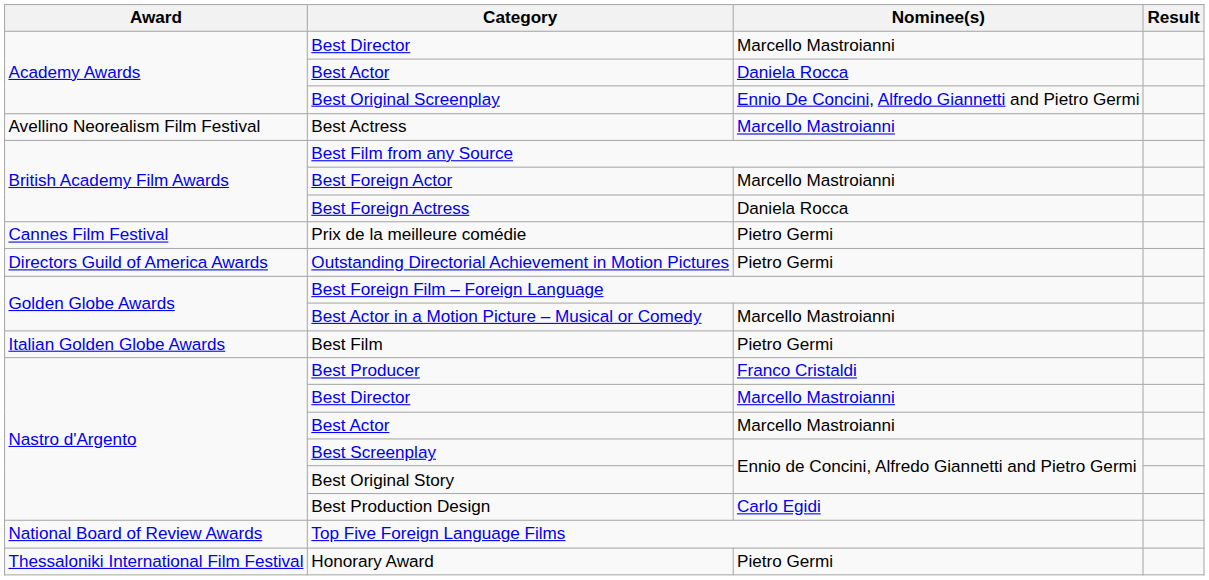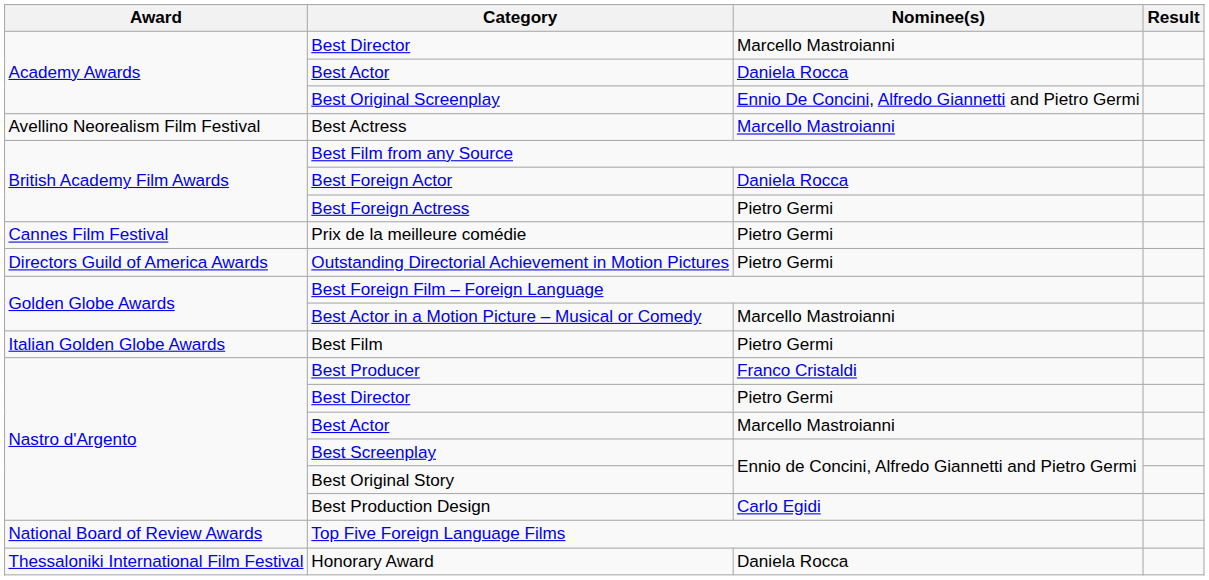(816, 180) Marcello Mastroianni -> (793, 180) Daniela Rocca
(793, 208) Daniela Rocca -> (785, 208) Pietro Germi
(816, 398) Marcello Mastroianni -> (785, 398) Pietro Germi
(785, 561) Pietro Germi -> (793, 561) Daniela Rocca
